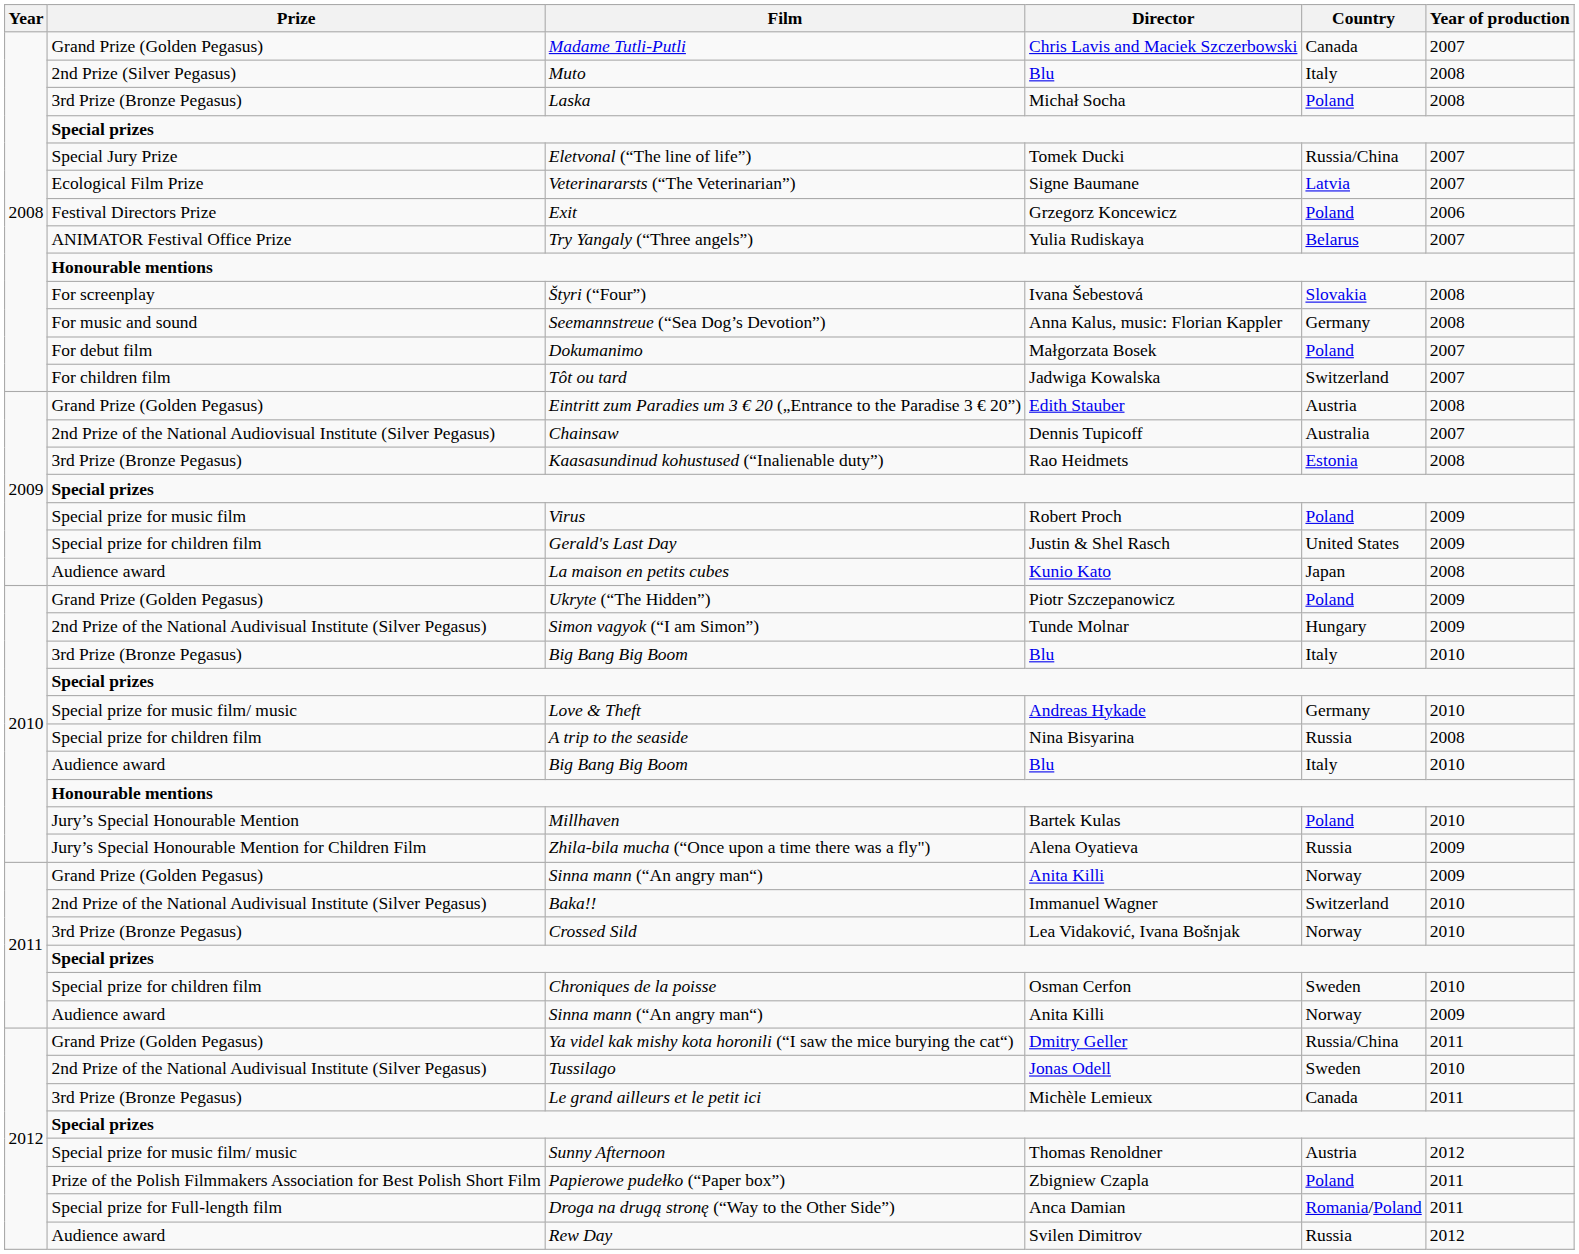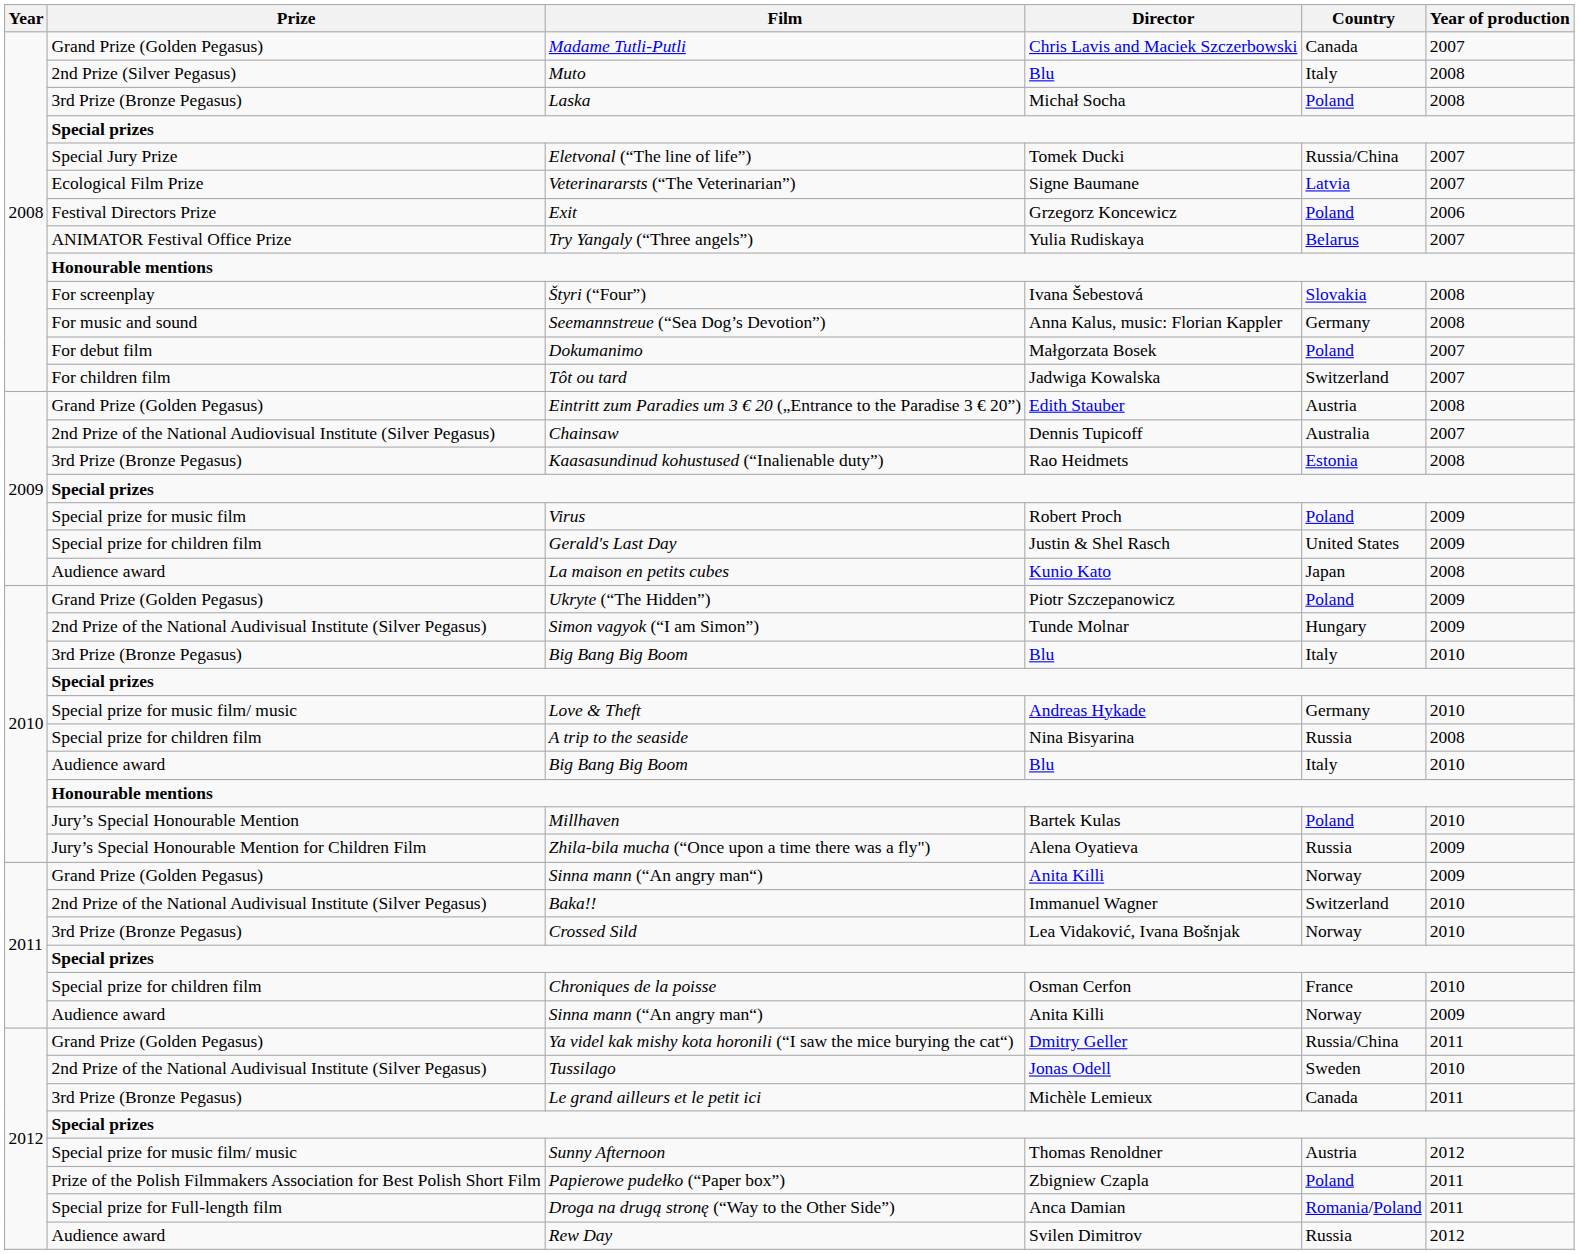(1333, 986) Sweden -> (1329, 986) France
